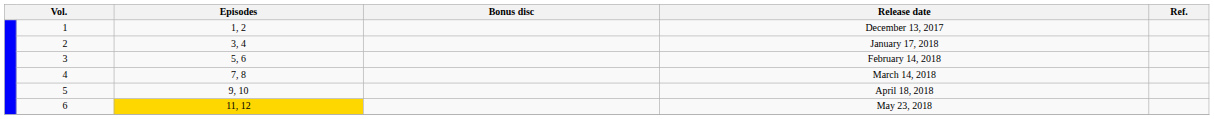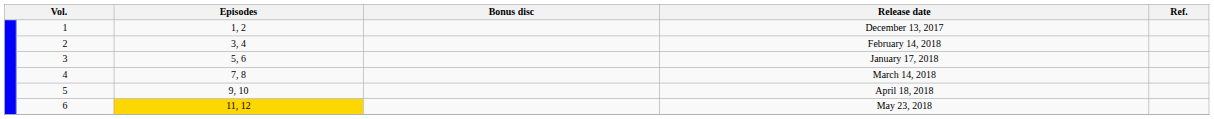(904, 43) January 17, 2018 -> (904, 43) February 14, 2018
(904, 59) February 14, 2018 -> (904, 59) January 17, 2018
